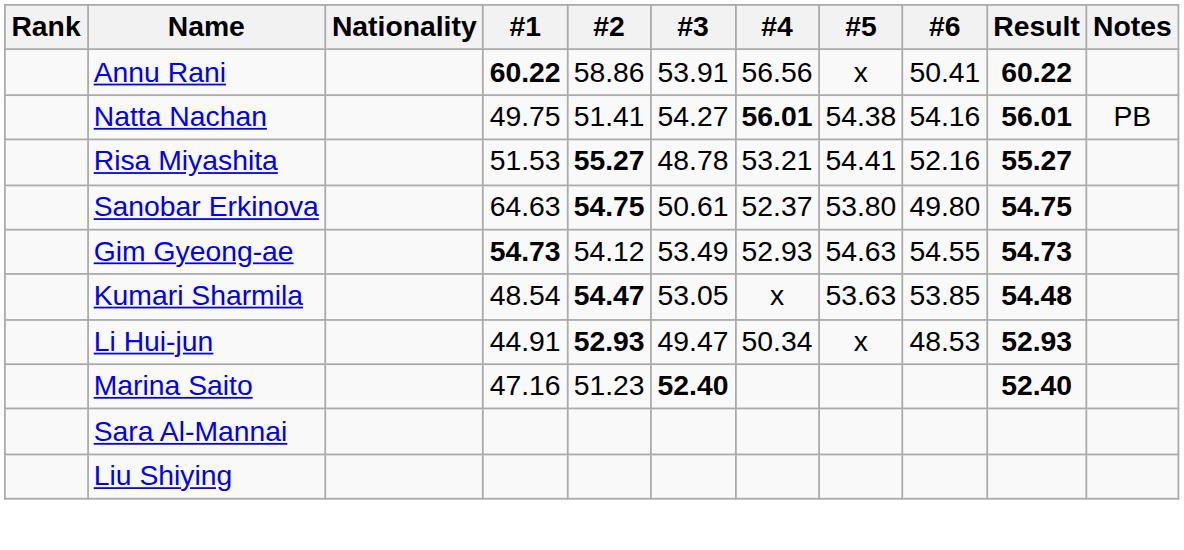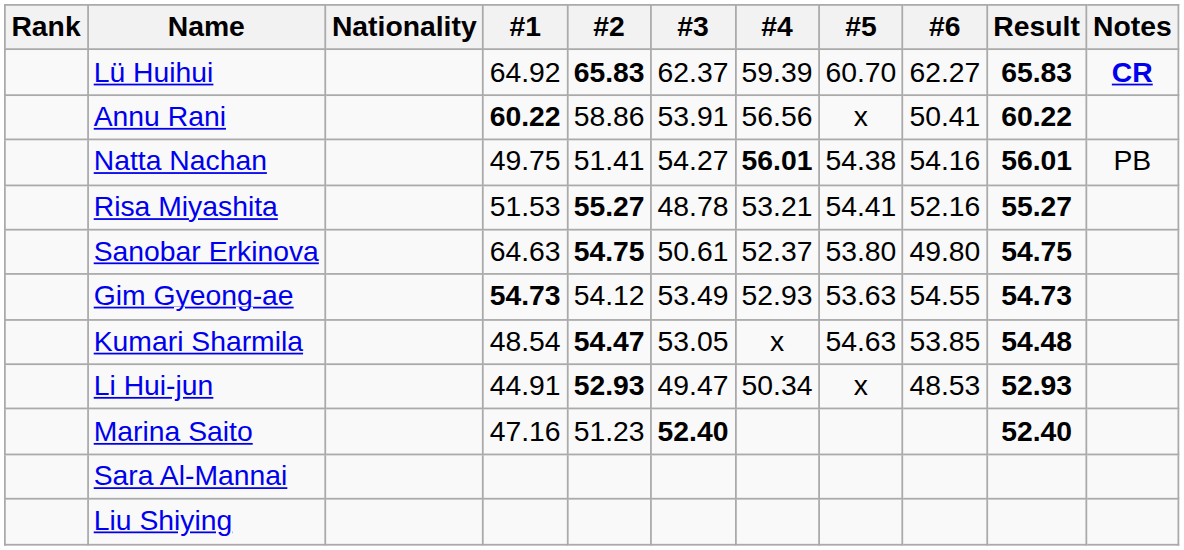+ row: (154, 71)
(861, 251) 54.63 -> (861, 296) 53.63
(861, 296) 53.63 -> (861, 341) 54.63
